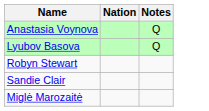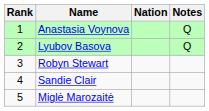+ column: (20, 13)
